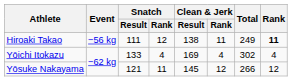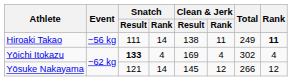(162, 40) 12 -> (162, 40) 14
(134, 55) normal -> (134, 55) bold
(162, 69) 11 -> (162, 69) 14
